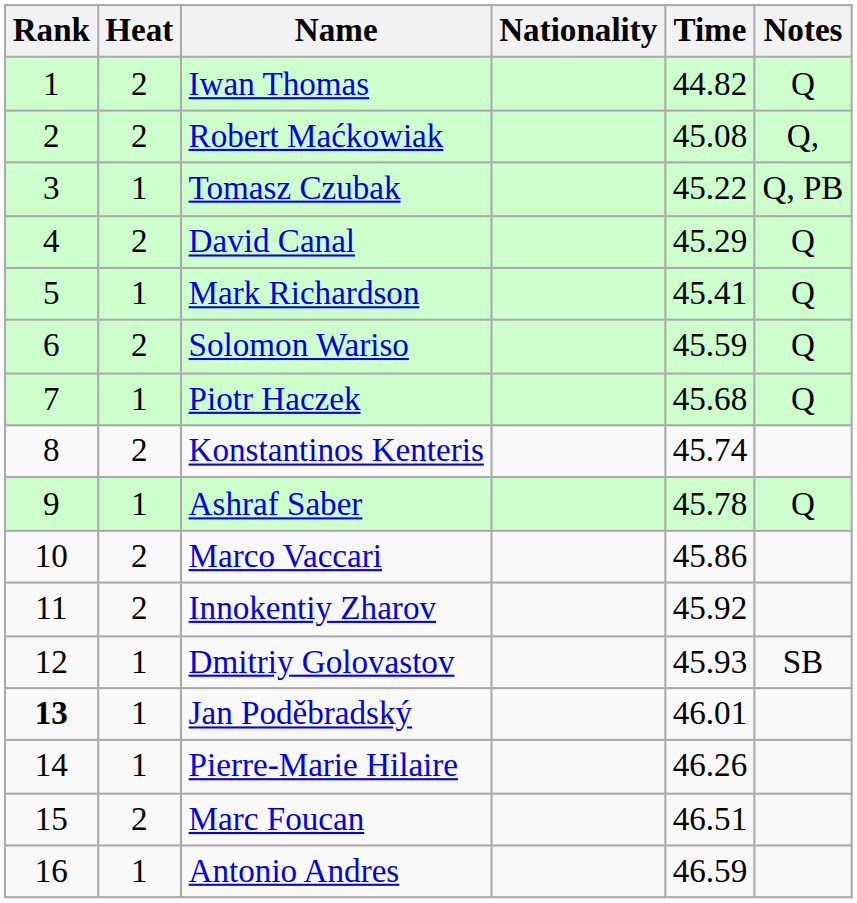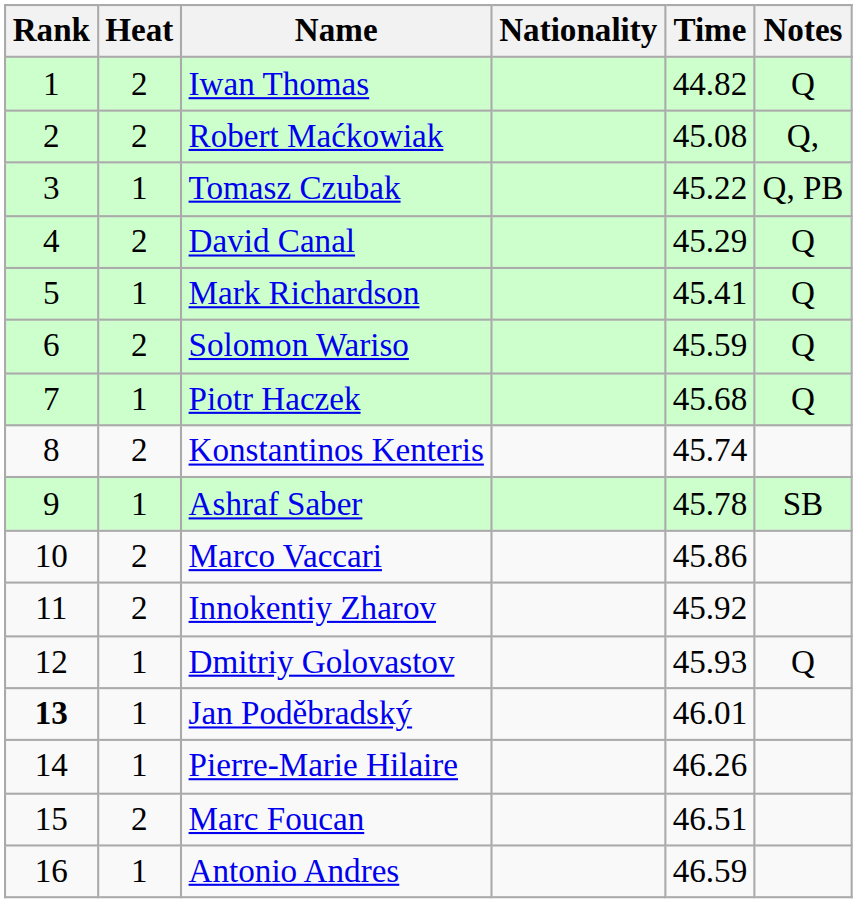(803, 503) Q -> (803, 503) SB
(803, 661) SB -> (803, 661) Q
